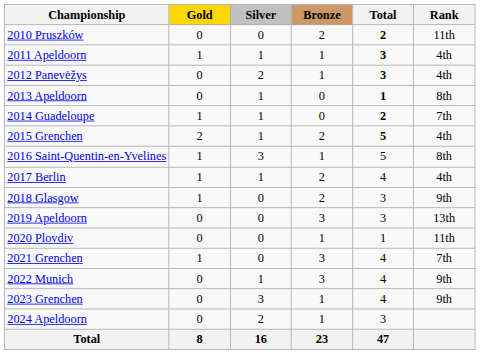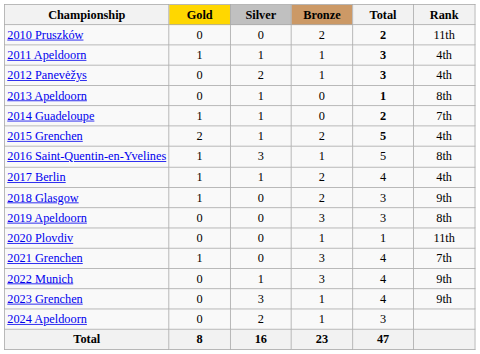(444, 217) 13th -> (444, 217) 8th
